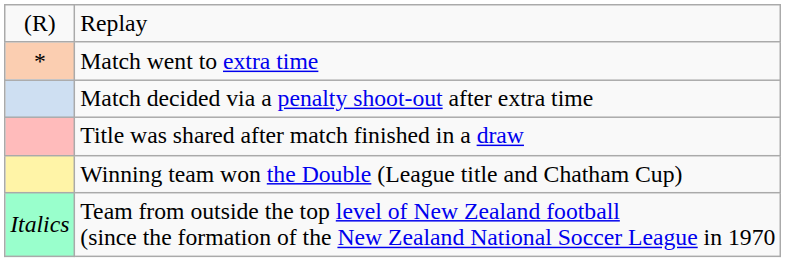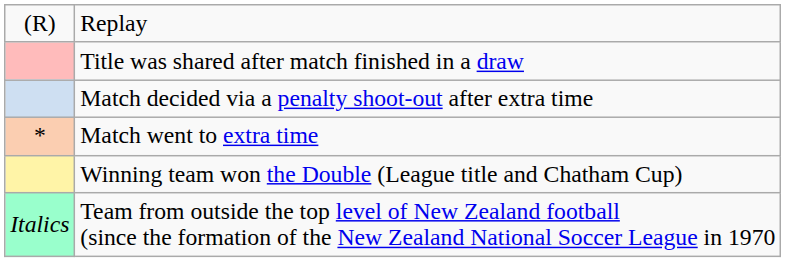rows swapped: (199, 60) <-> (302, 135)
